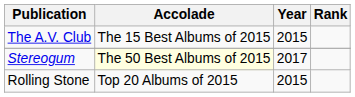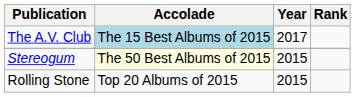(184, 37) no background -> (184, 37) lightblue background
(292, 37) 2015 -> (292, 37) 2017
(292, 59) 2017 -> (292, 59) 2015
